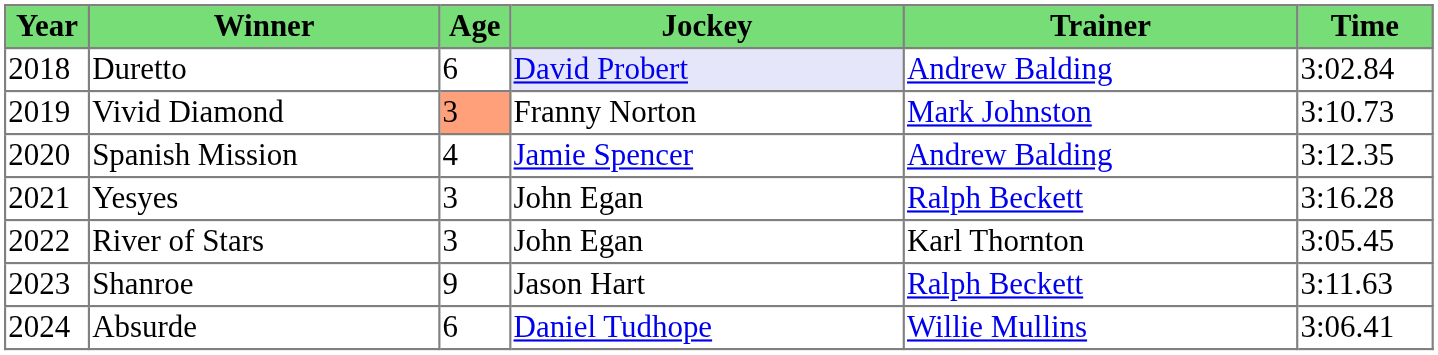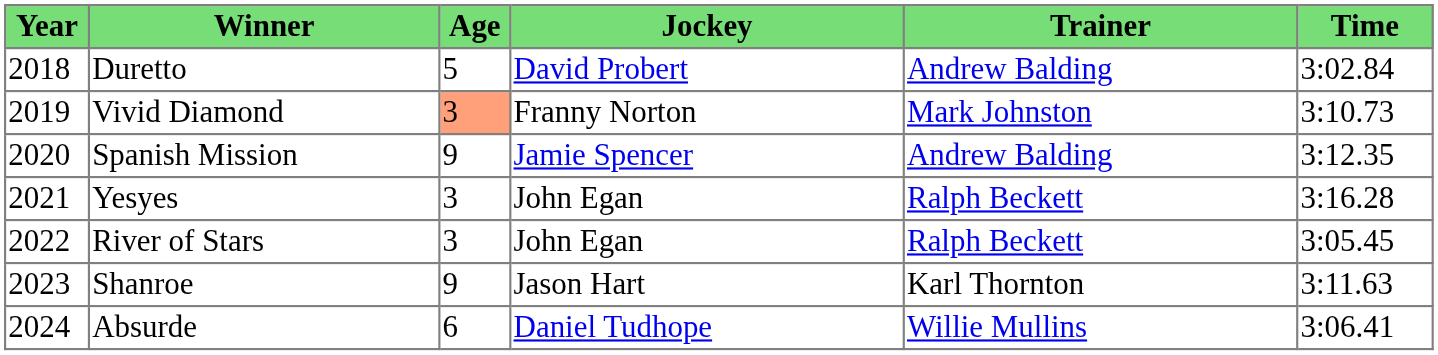(450, 69) 6 -> (450, 69) 5
(601, 69) lavender background -> (601, 69) no background
(450, 155) 4 -> (450, 155) 9
(996, 241) Karl Thornton -> (995, 241) Ralph Beckett
(995, 284) Ralph Beckett -> (996, 284) Karl Thornton
